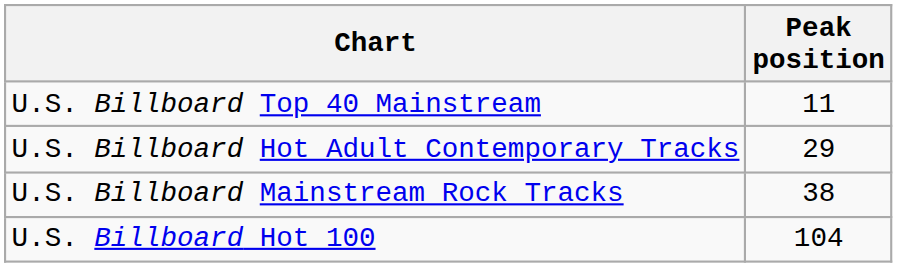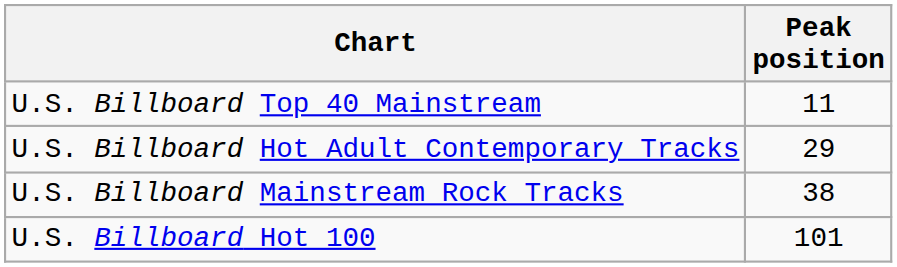(819, 239) 104 -> (819, 239) 101
